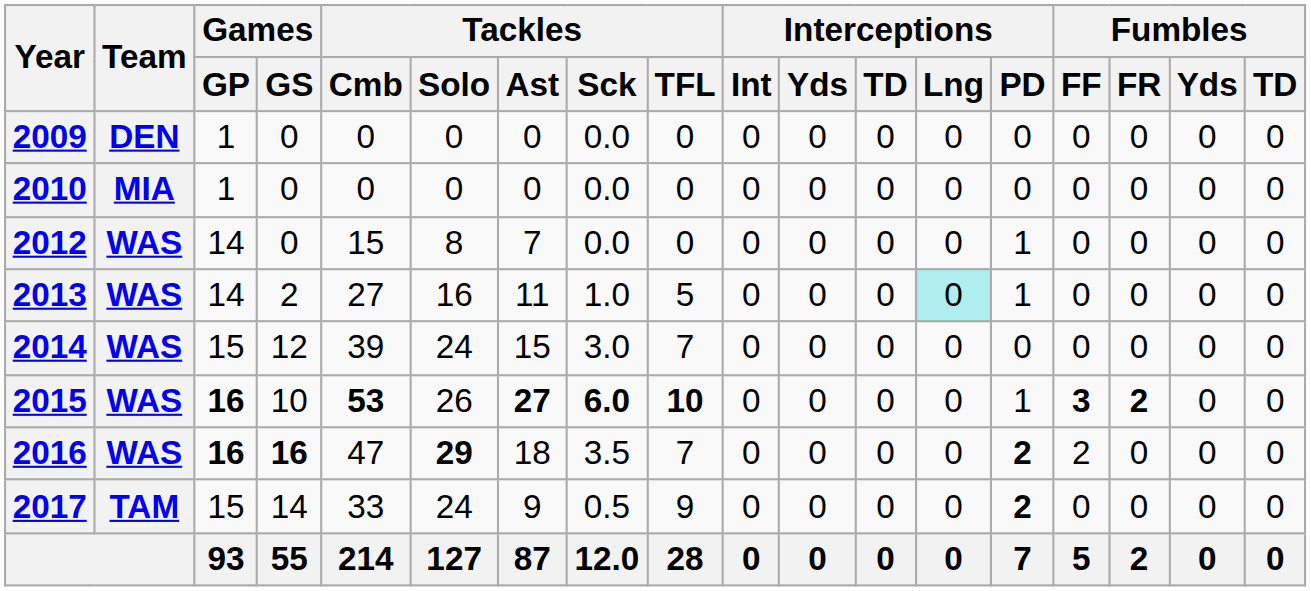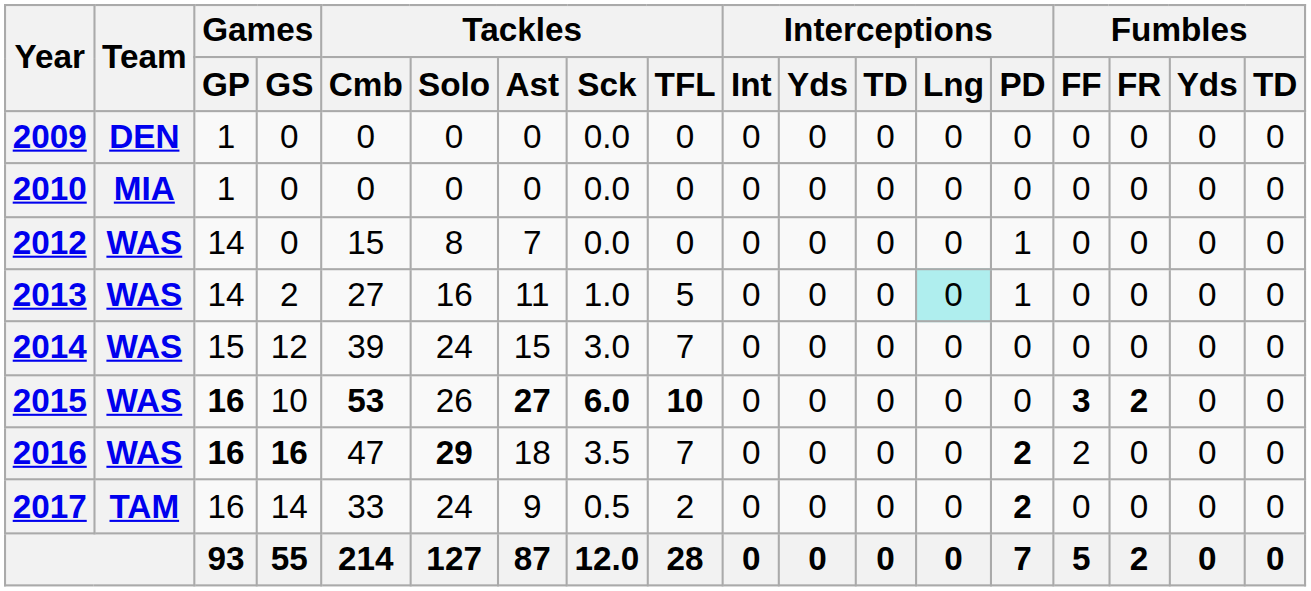(1022, 400) 1 -> (1022, 400) 0
(226, 505) 15 -> (226, 505) 16
(685, 505) 9 -> (685, 505) 2
